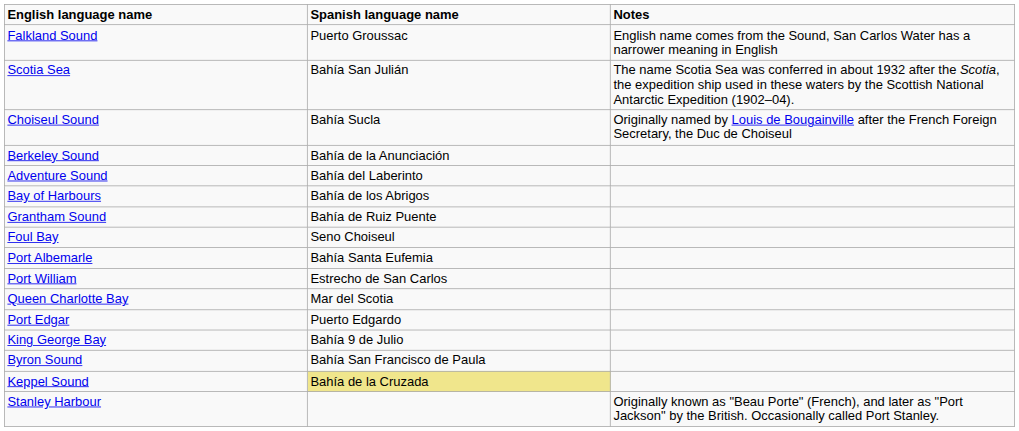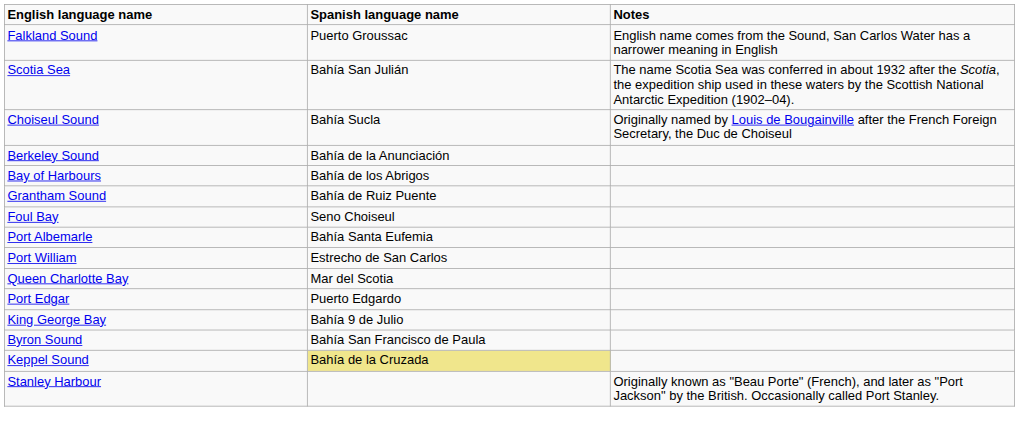- row: (57, 175)
